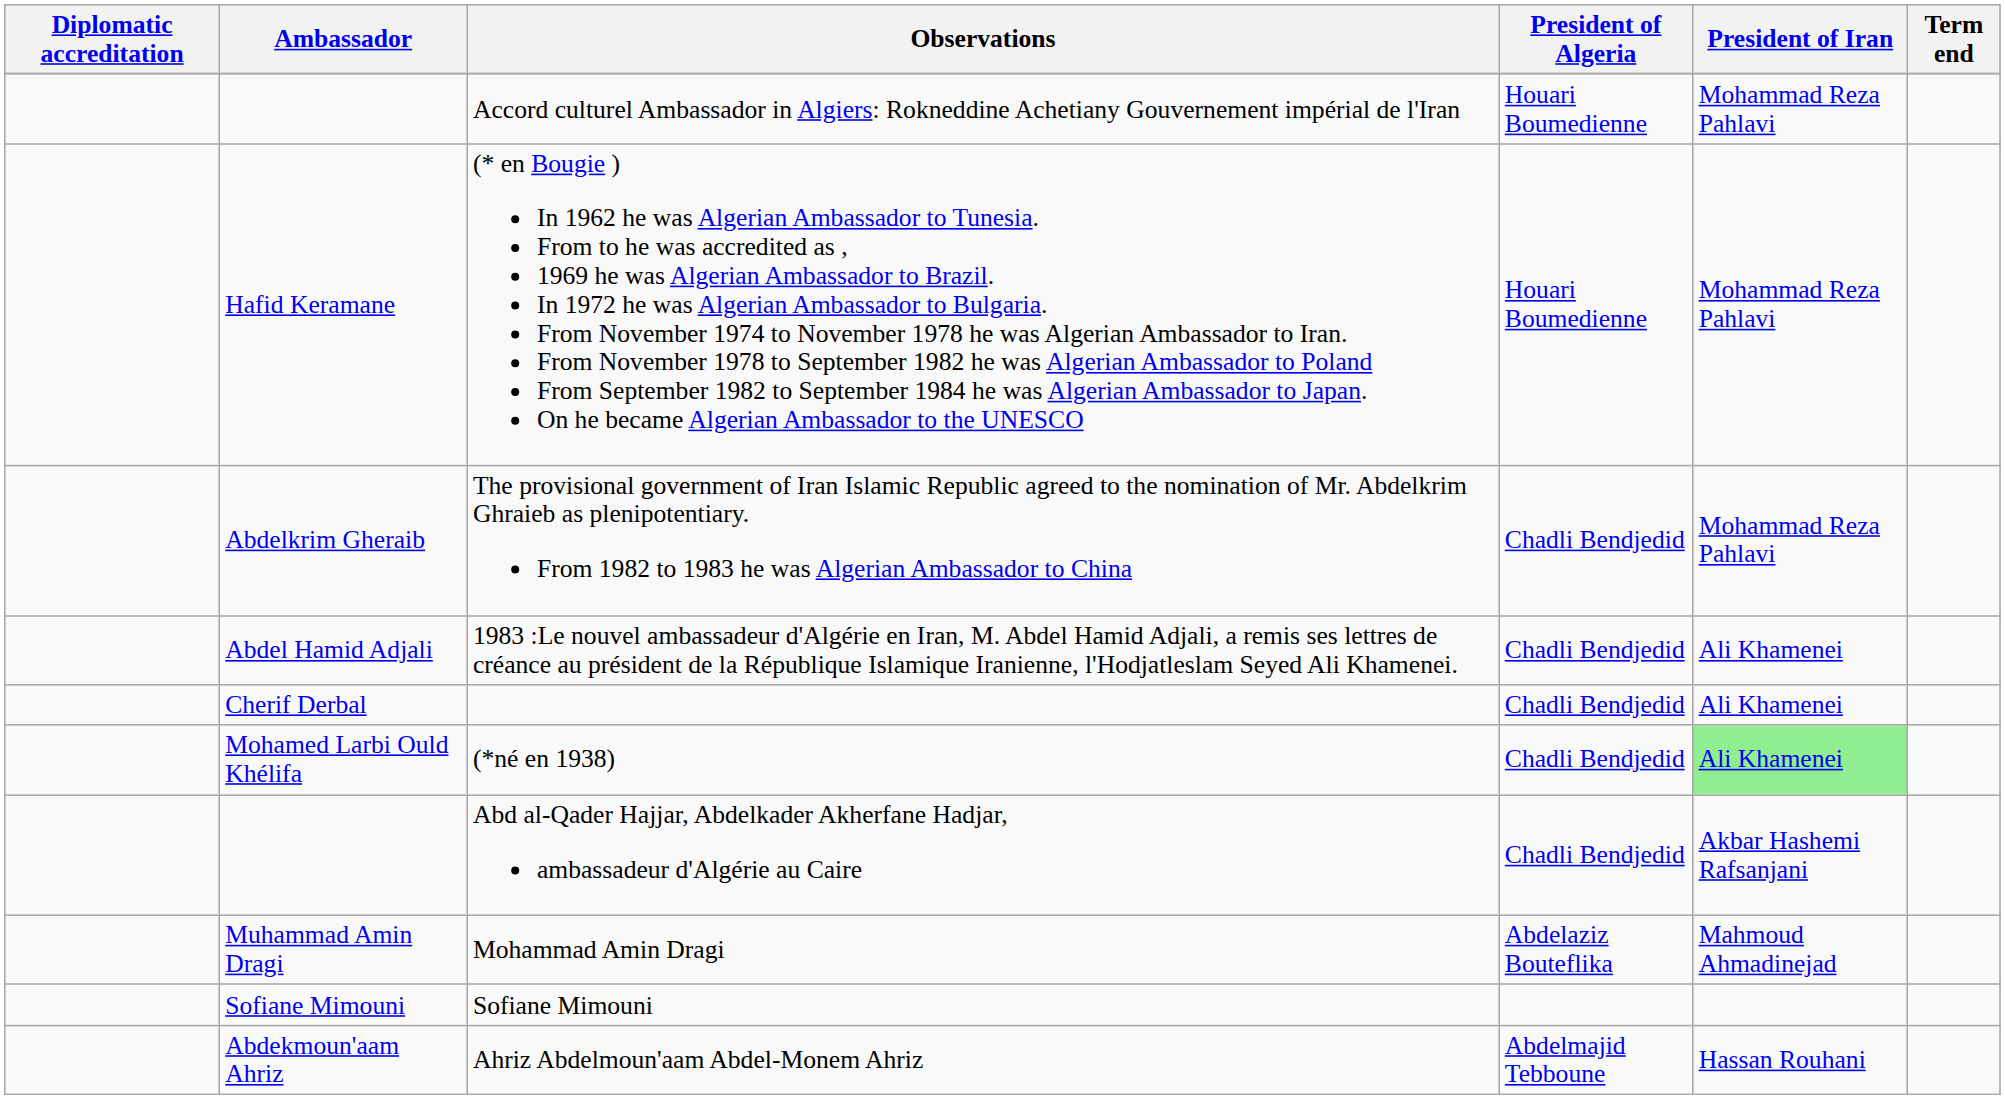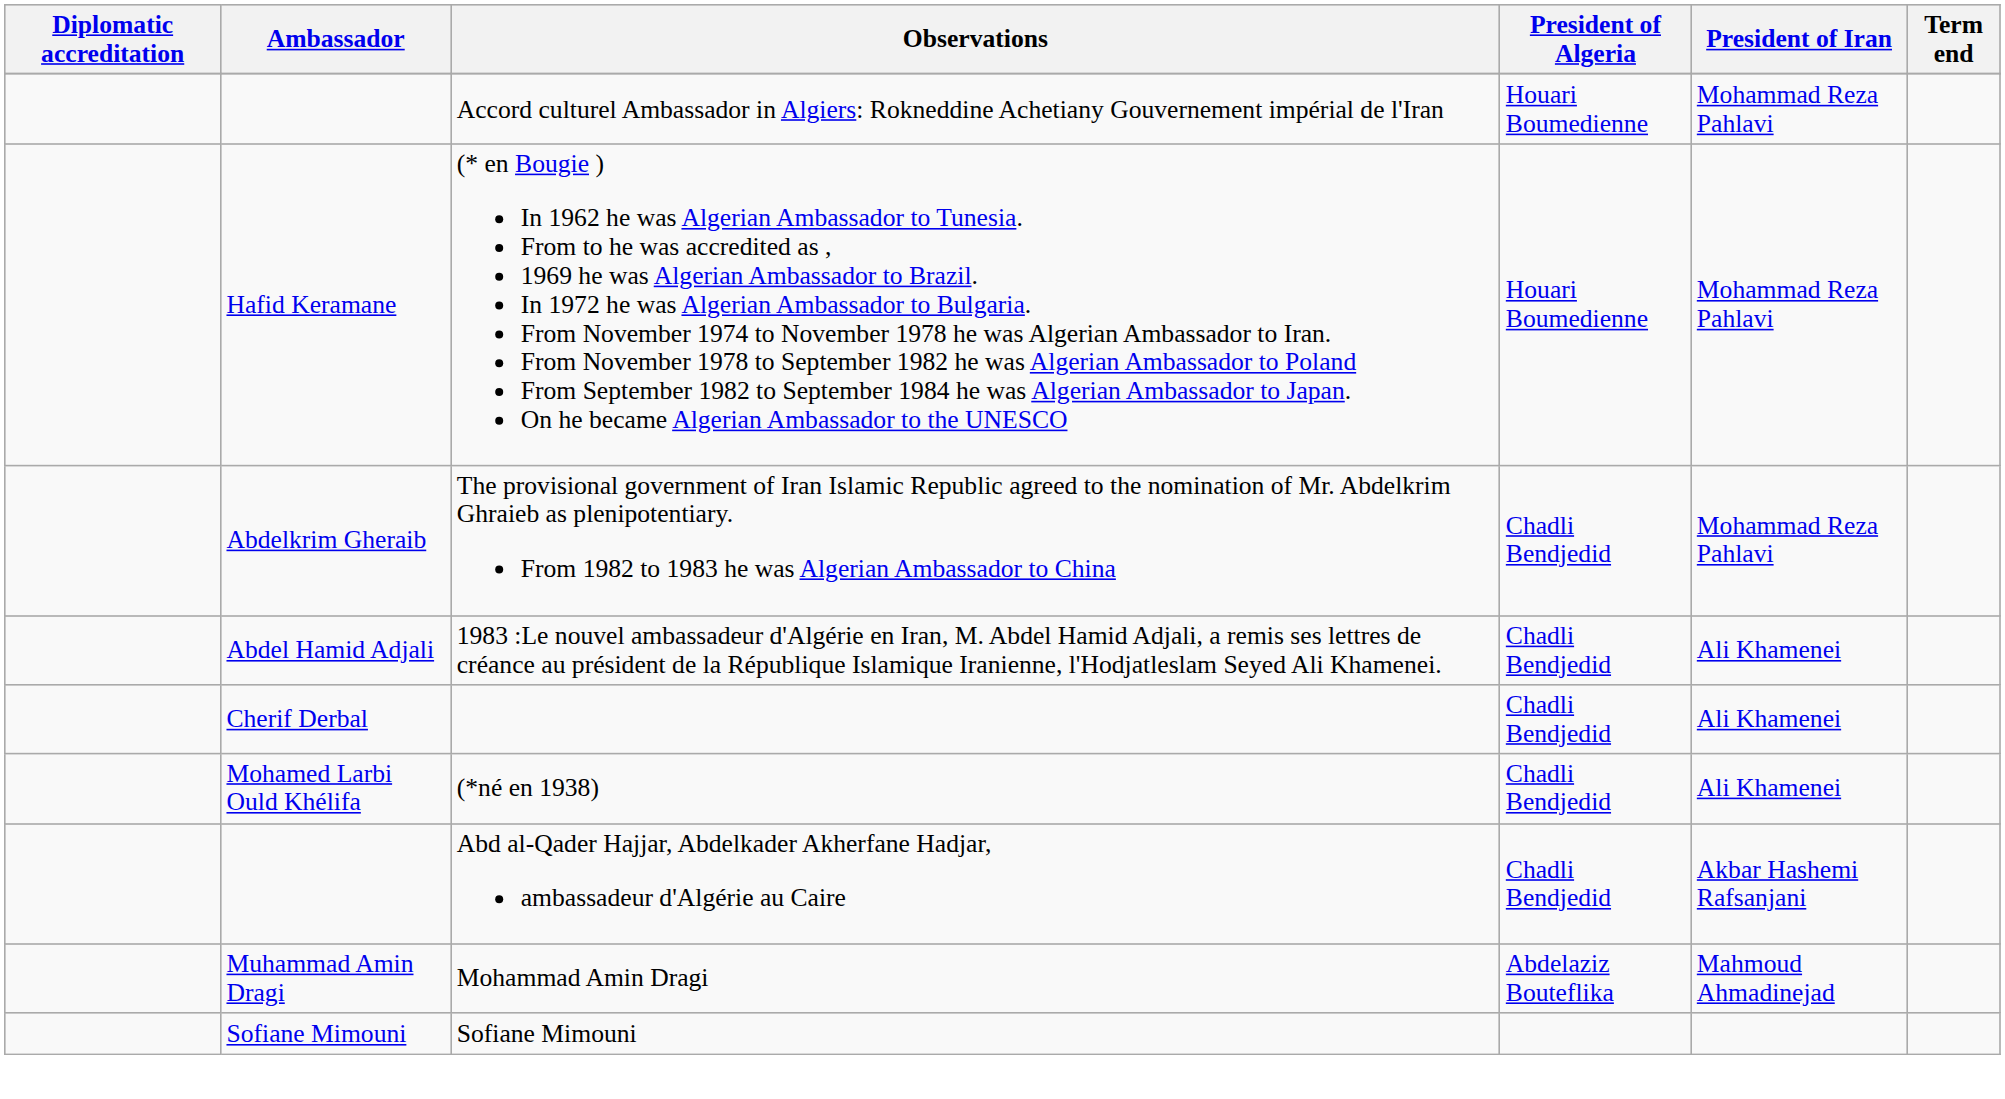(1771, 759) lightgreen background -> (1769, 788) no background
- row: (312, 1059)
